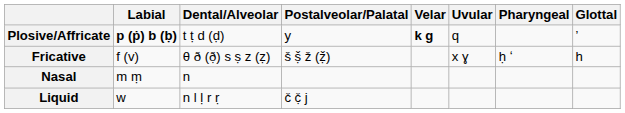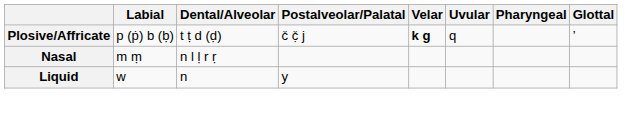(147, 35) bold -> (145, 35) normal
(288, 35) y -> (293, 35) č č̣ j
- row: (59, 56)
(186, 77) n -> (198, 56) n l ḷ r ṛ
(201, 98) n l ḷ r ṛ -> (184, 77) n
(296, 98) č č̣ j -> (285, 77) y
